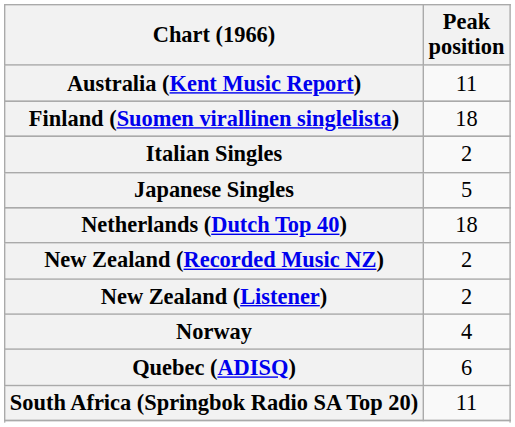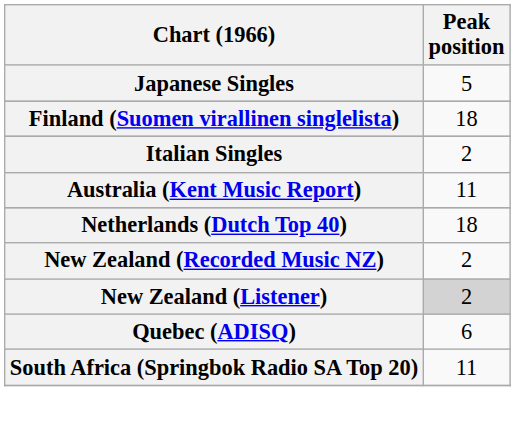rows swapped: (214, 82) <-> (214, 189)
(466, 296) no background -> (466, 296) lightgrey background
- row: (214, 331)
